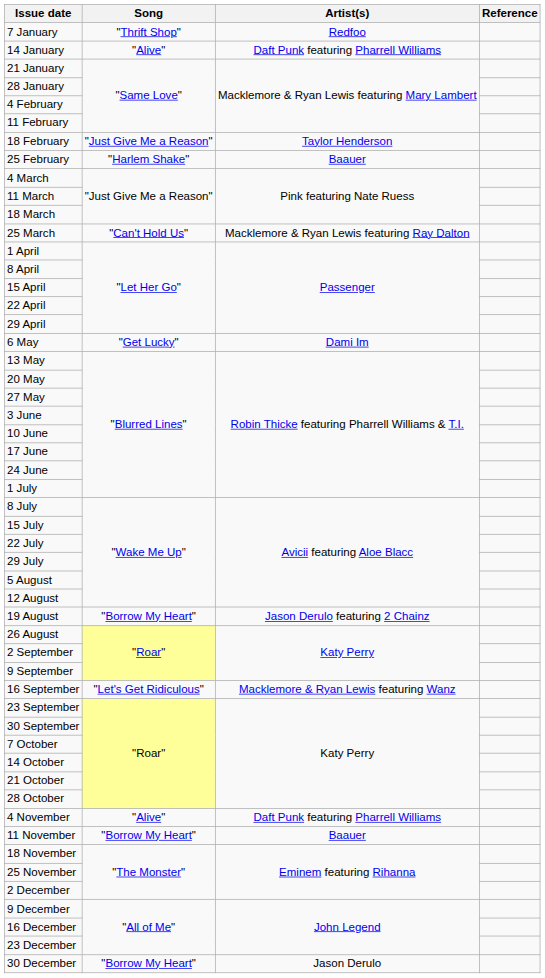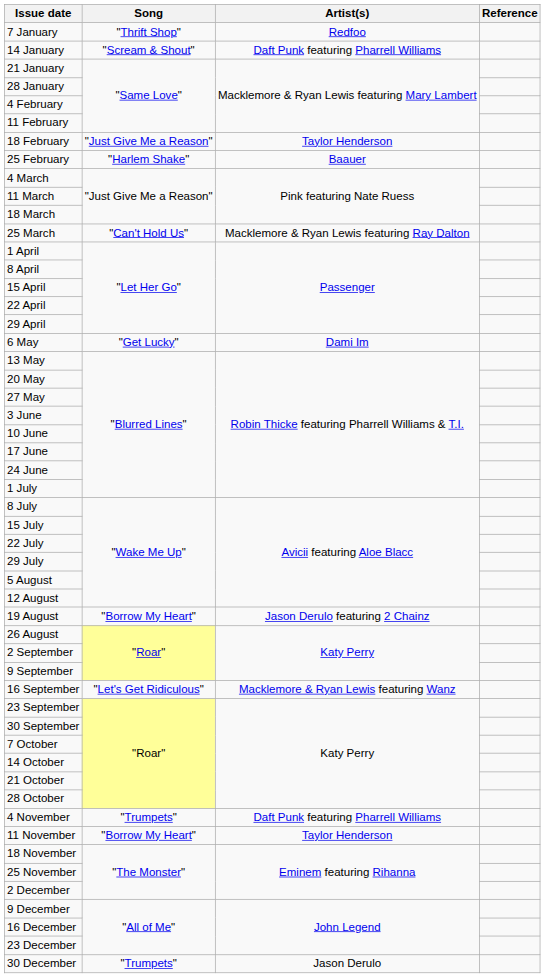(149, 50) "Alive" -> (149, 50) "Scream & Shout"
(149, 817) "Alive" -> (149, 817) "Trumpets"
(347, 835) Baauer -> (347, 835) Taylor Henderson
(149, 963) "Borrow My Heart" -> (149, 963) "Trumpets"
